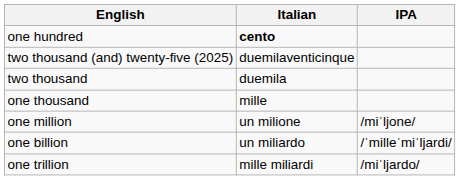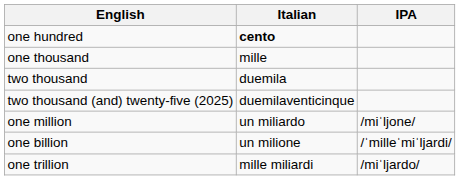rows swapped: (48, 100) <-> (120, 57)
(270, 121) un milione -> (272, 121) un miliardo
(272, 143) un miliardo -> (270, 143) un milione
